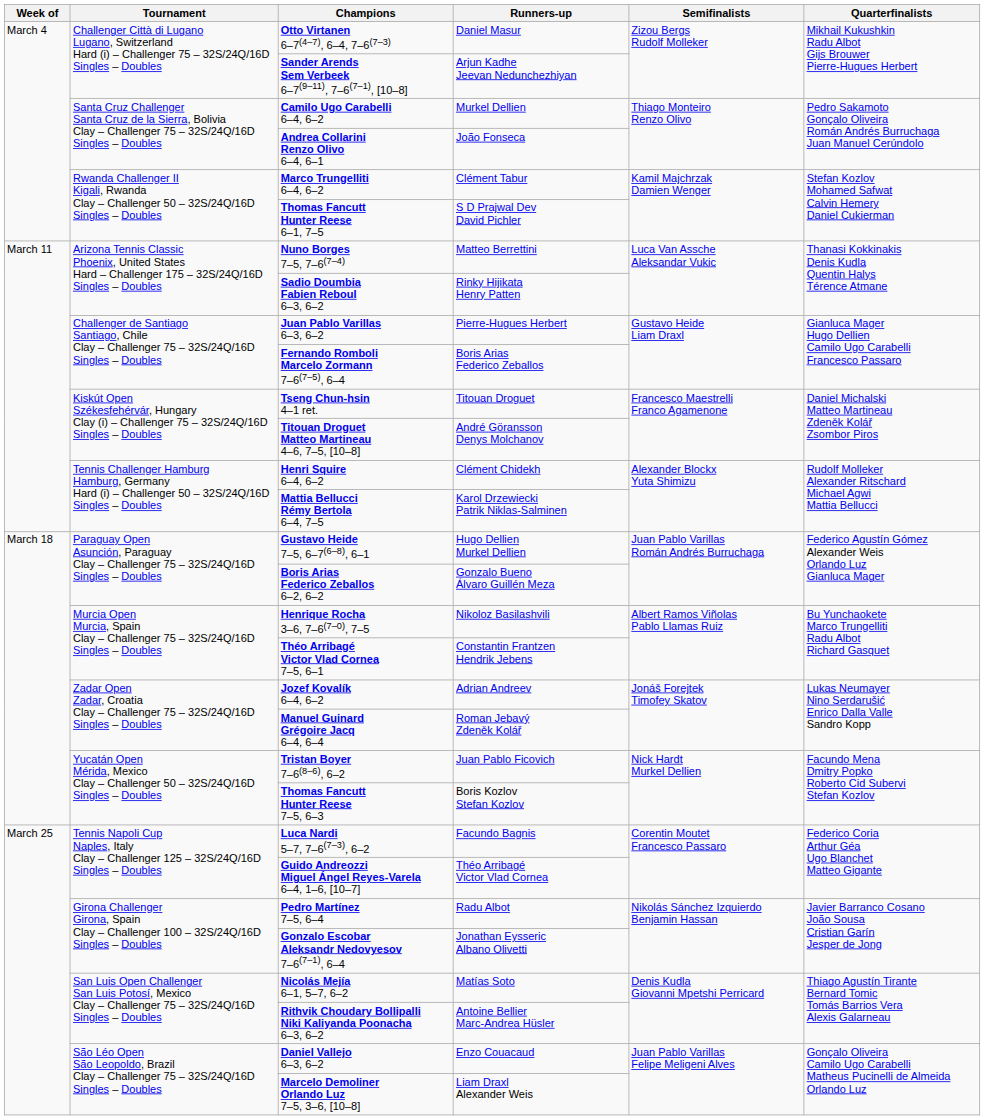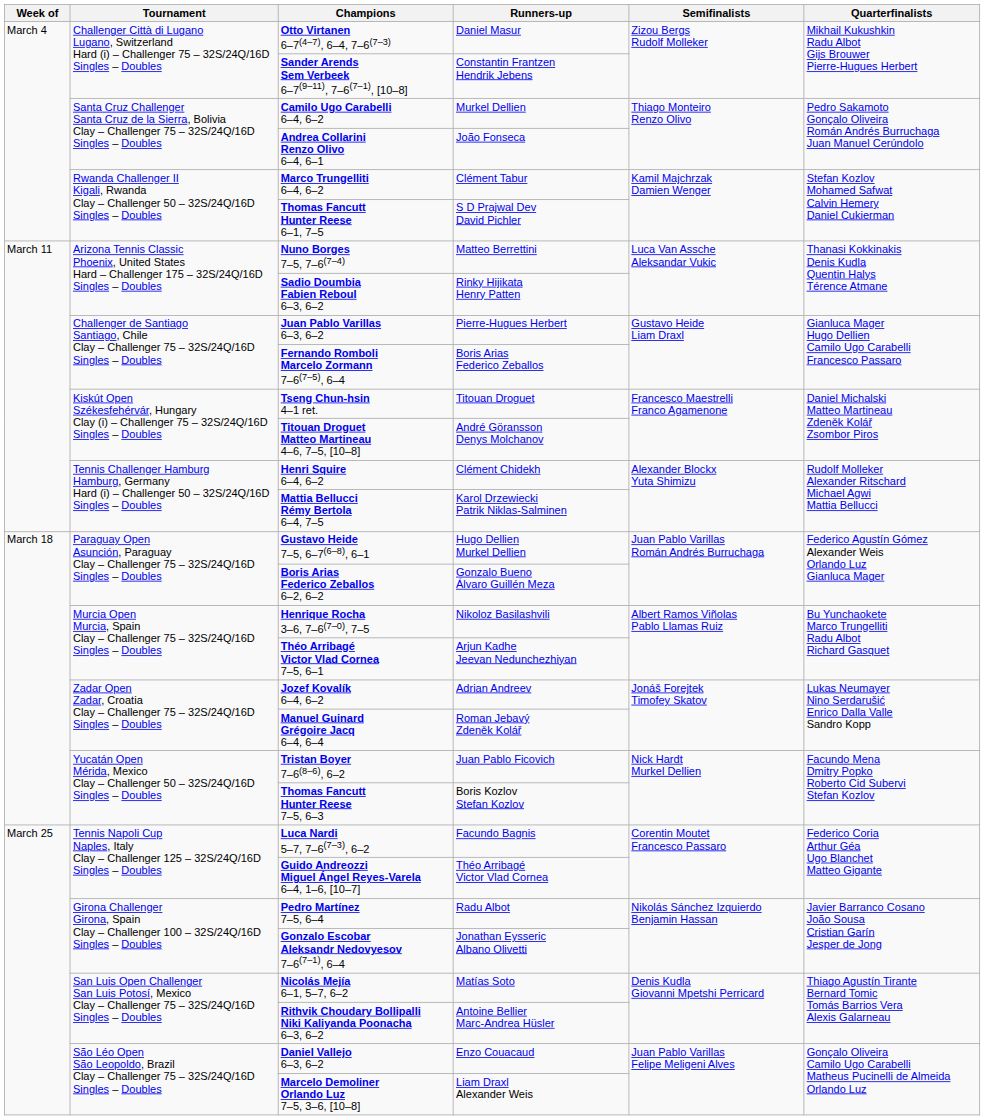(516, 68) Arjun Kadhe Jeevan Nedunchezhiyan -> (506, 68) Constantin Frantzen Hendrik Jebens
(506, 652) Constantin Frantzen Hendrik Jebens -> (516, 652) Arjun Kadhe Jeevan Nedunchezhiyan
